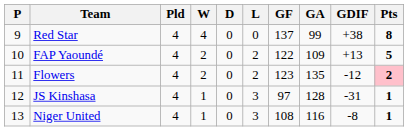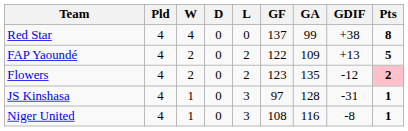- column: (17, 14)
